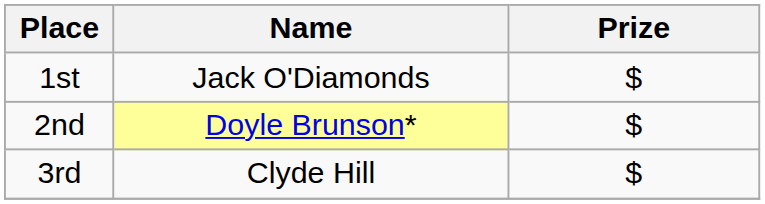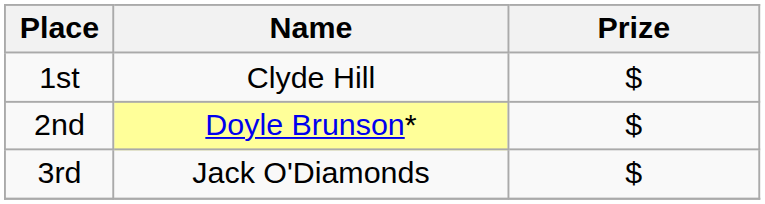(311, 76) Jack O'Diamonds -> (311, 76) Clyde Hill
(311, 173) Clyde Hill -> (311, 173) Jack O'Diamonds
